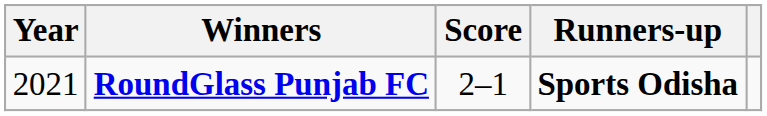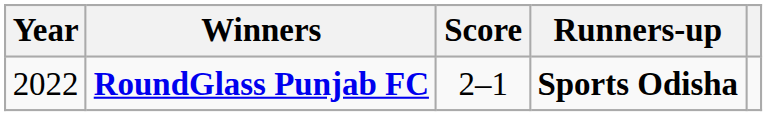(46, 82) 2021 -> (46, 82) 2022
